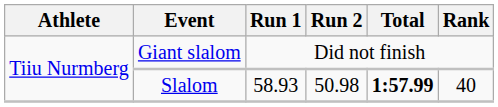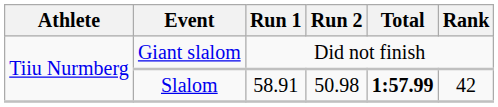(276, 85) 58.93 -> (276, 85) 58.91
(466, 85) 40 -> (466, 85) 42
